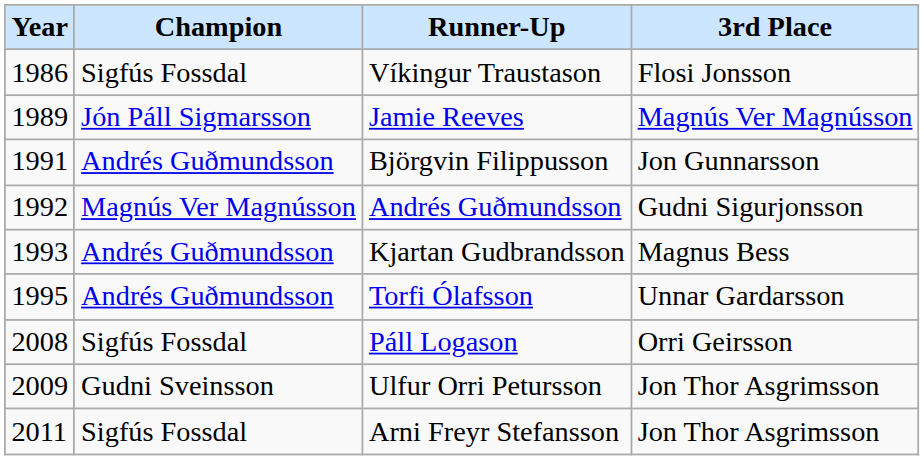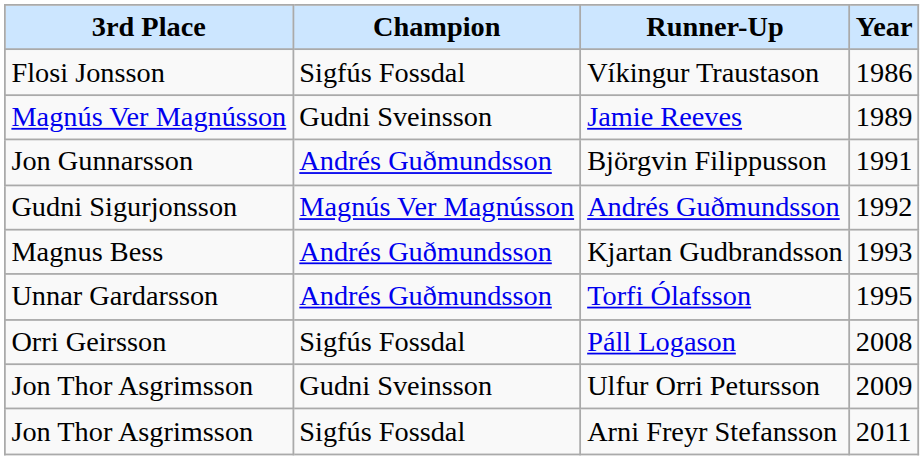columns swapped: (40, 26) <-> (775, 26)
(196, 116) Jón Páll Sigmarsson -> (396, 116) Gudni Sveinsson
